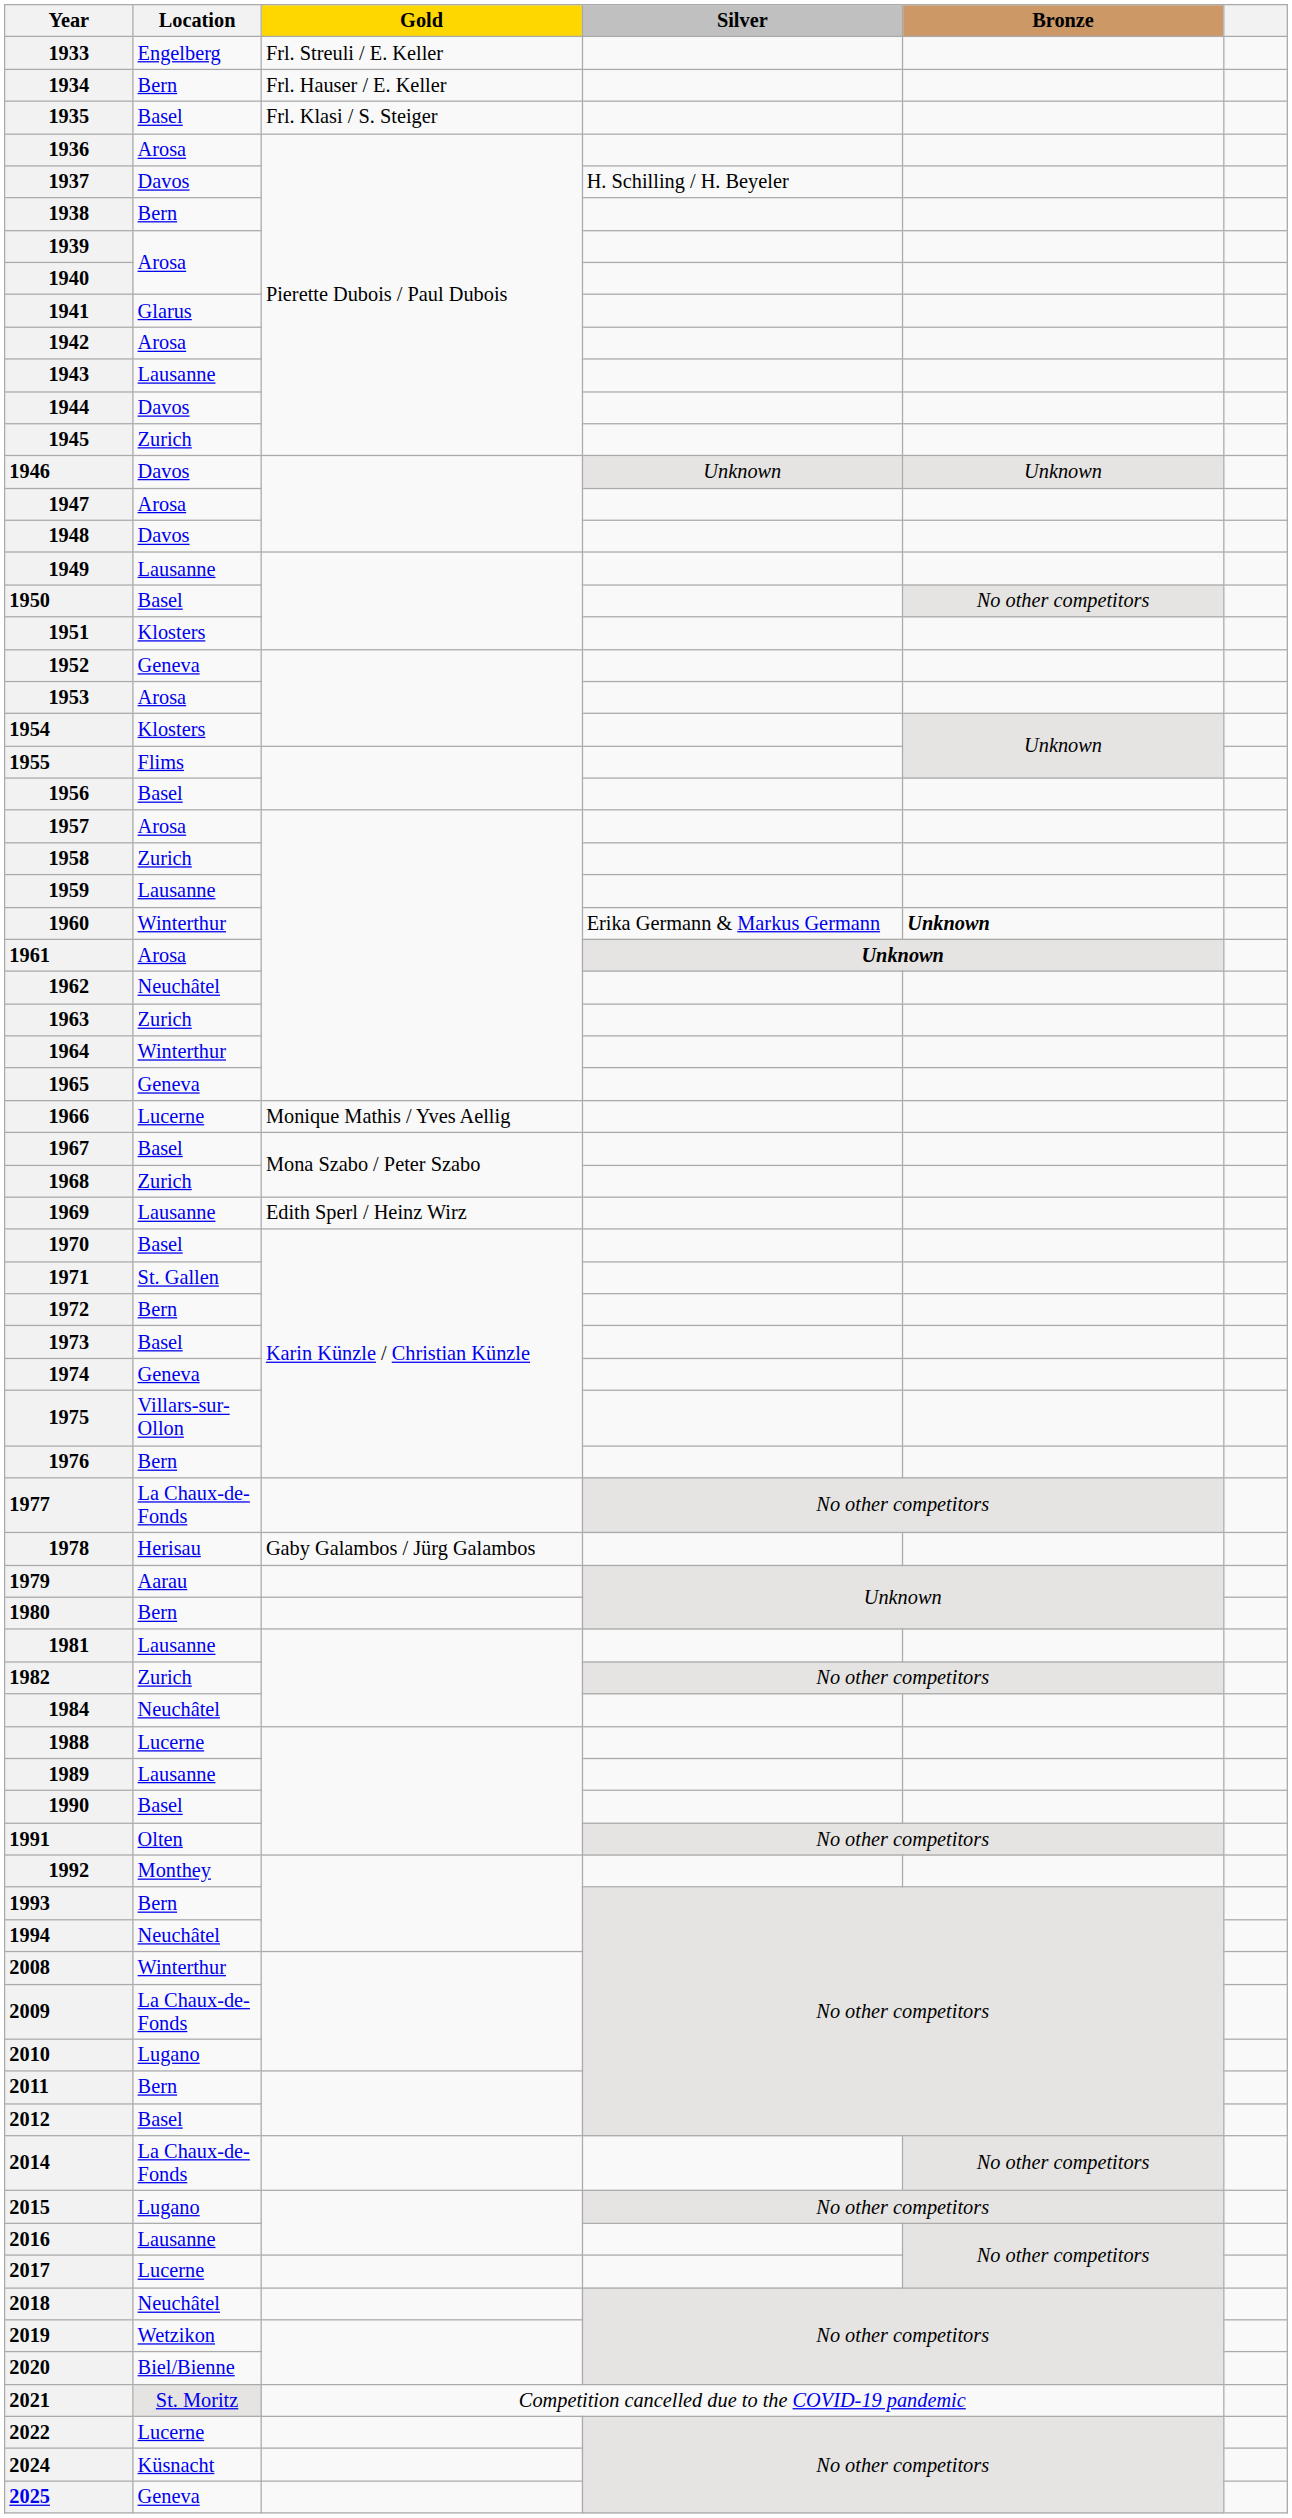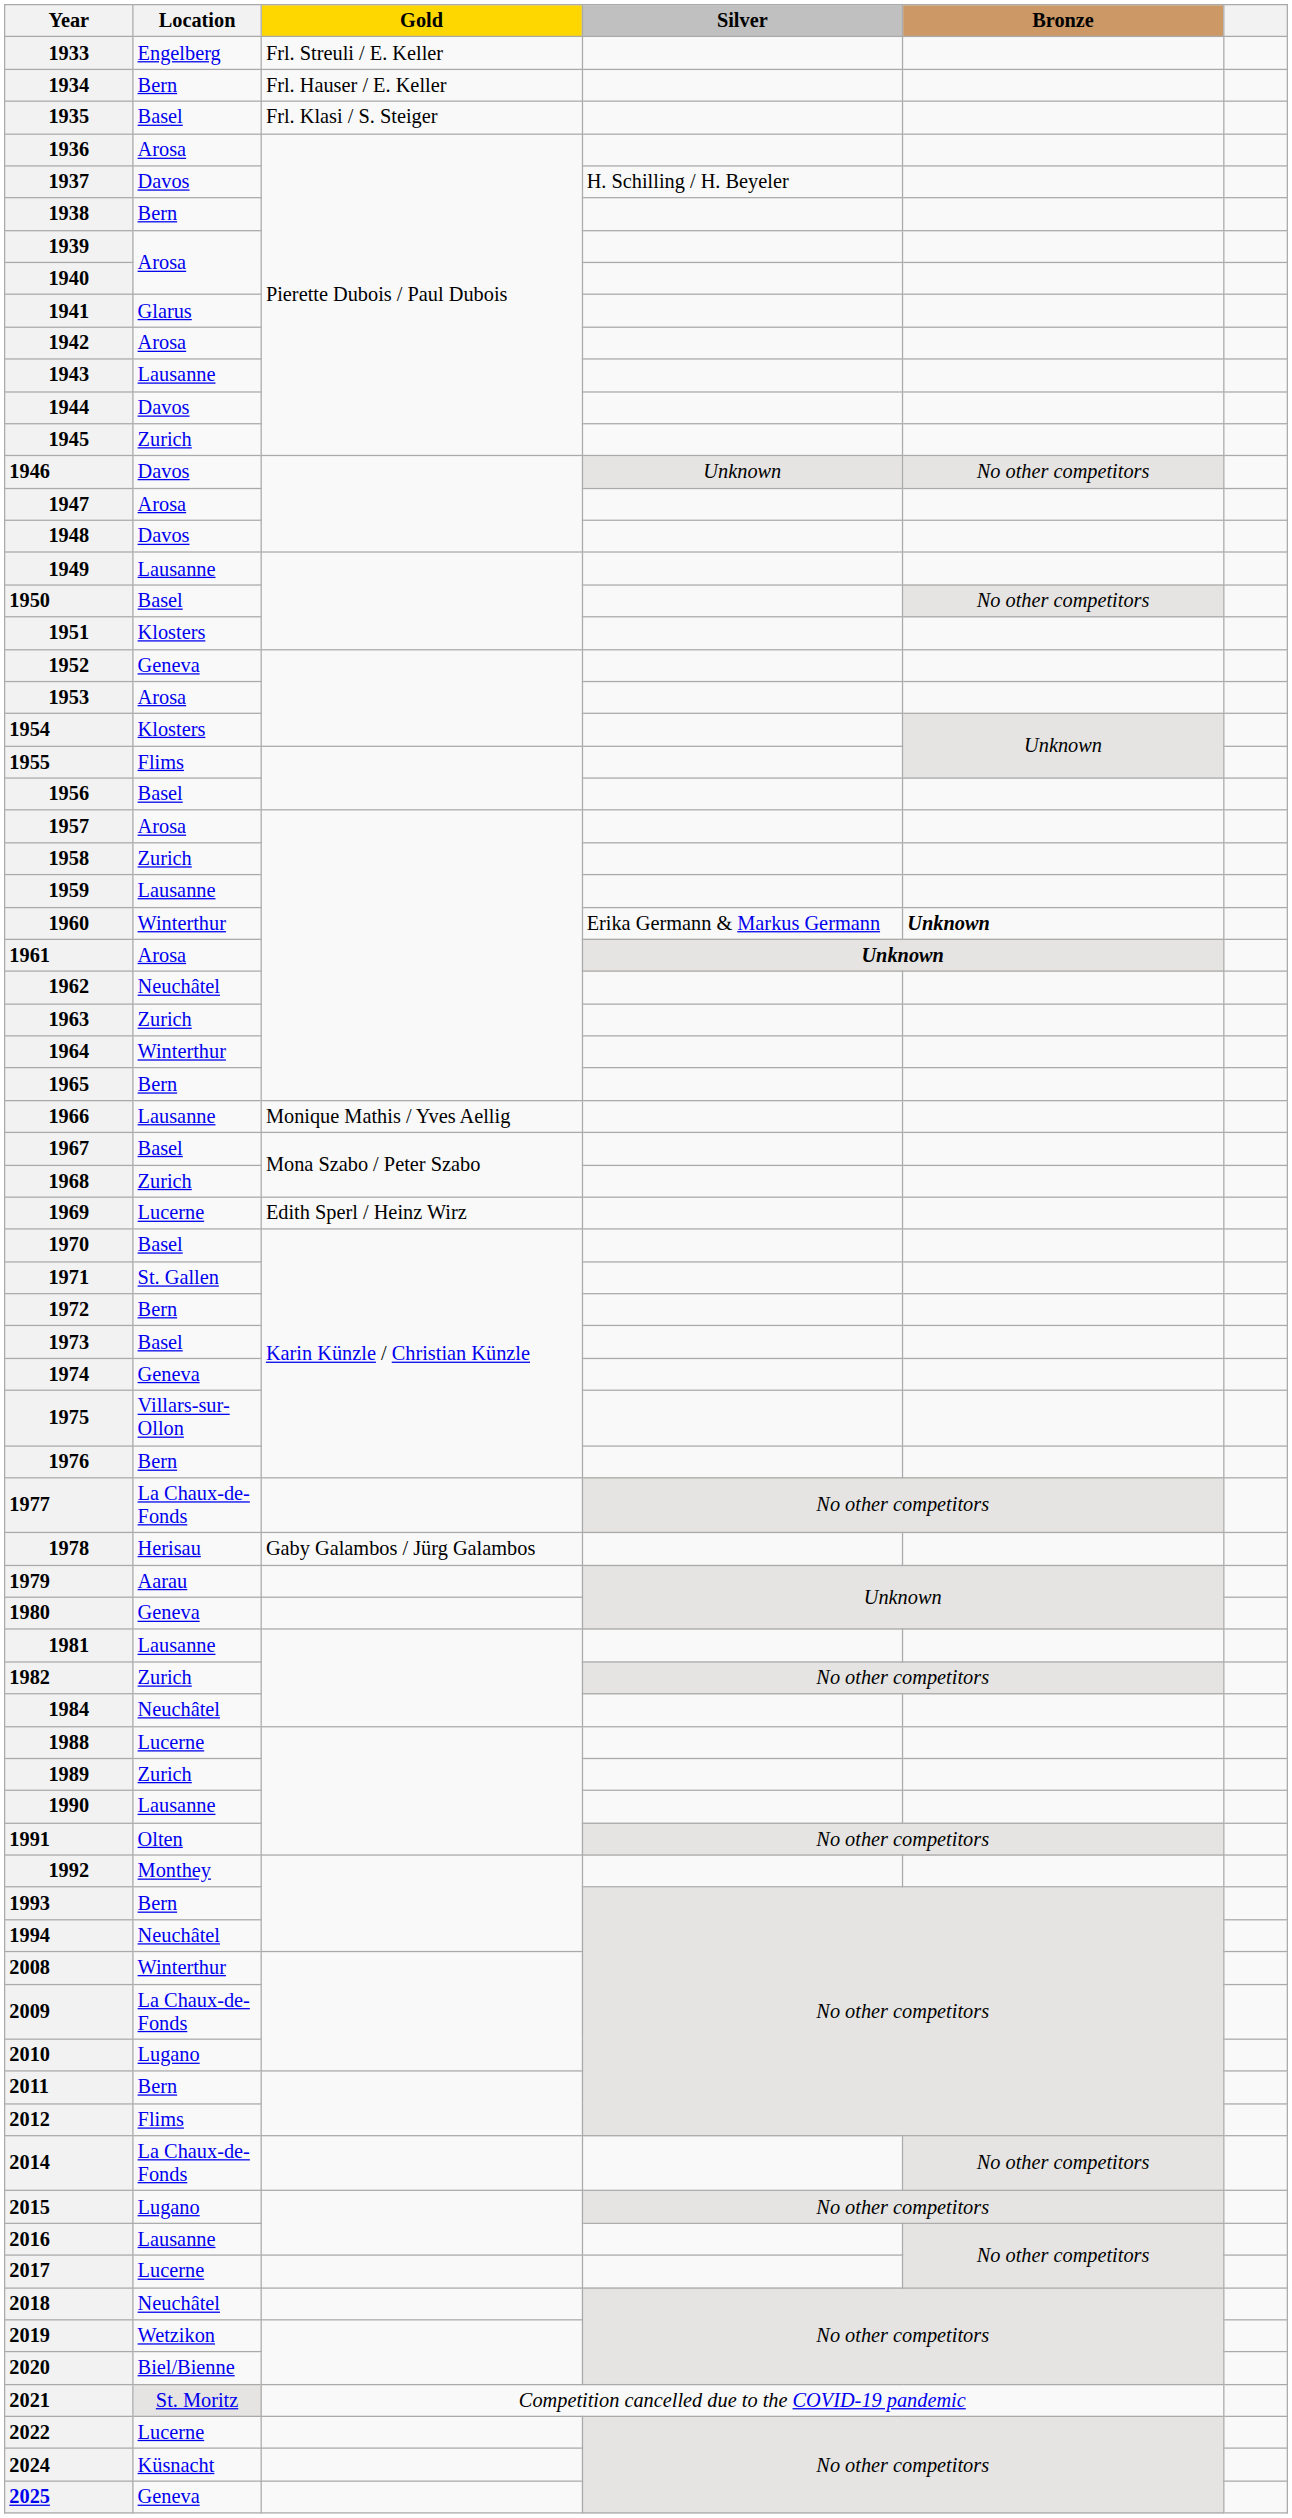(1063, 471) Unknown -> (1063, 471) No other competitors
(169, 1084) Geneva -> (157, 1084) Bern
(171, 1116) Lucerne -> (177, 1116) Lausanne
(177, 1212) Lausanne -> (171, 1212) Lucerne
(157, 1613) Bern -> (169, 1613) Geneva
(177, 1774) Lausanne -> (165, 1774) Zurich
(160, 1806) Basel -> (177, 1806) Lausanne
(160, 2119) Basel -> (161, 2119) Flims
